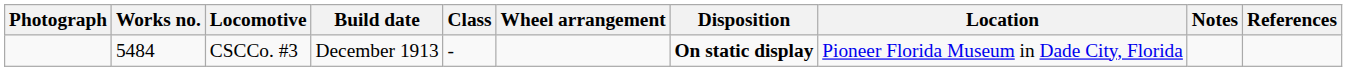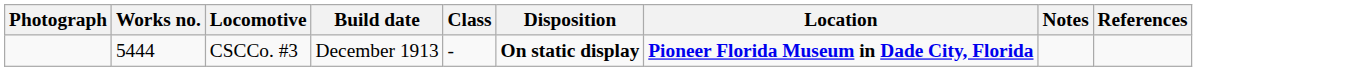- column: (583, 19)
(135, 50) 5484 -> (135, 50) 5444
(1003, 50) normal -> (841, 50) bold
